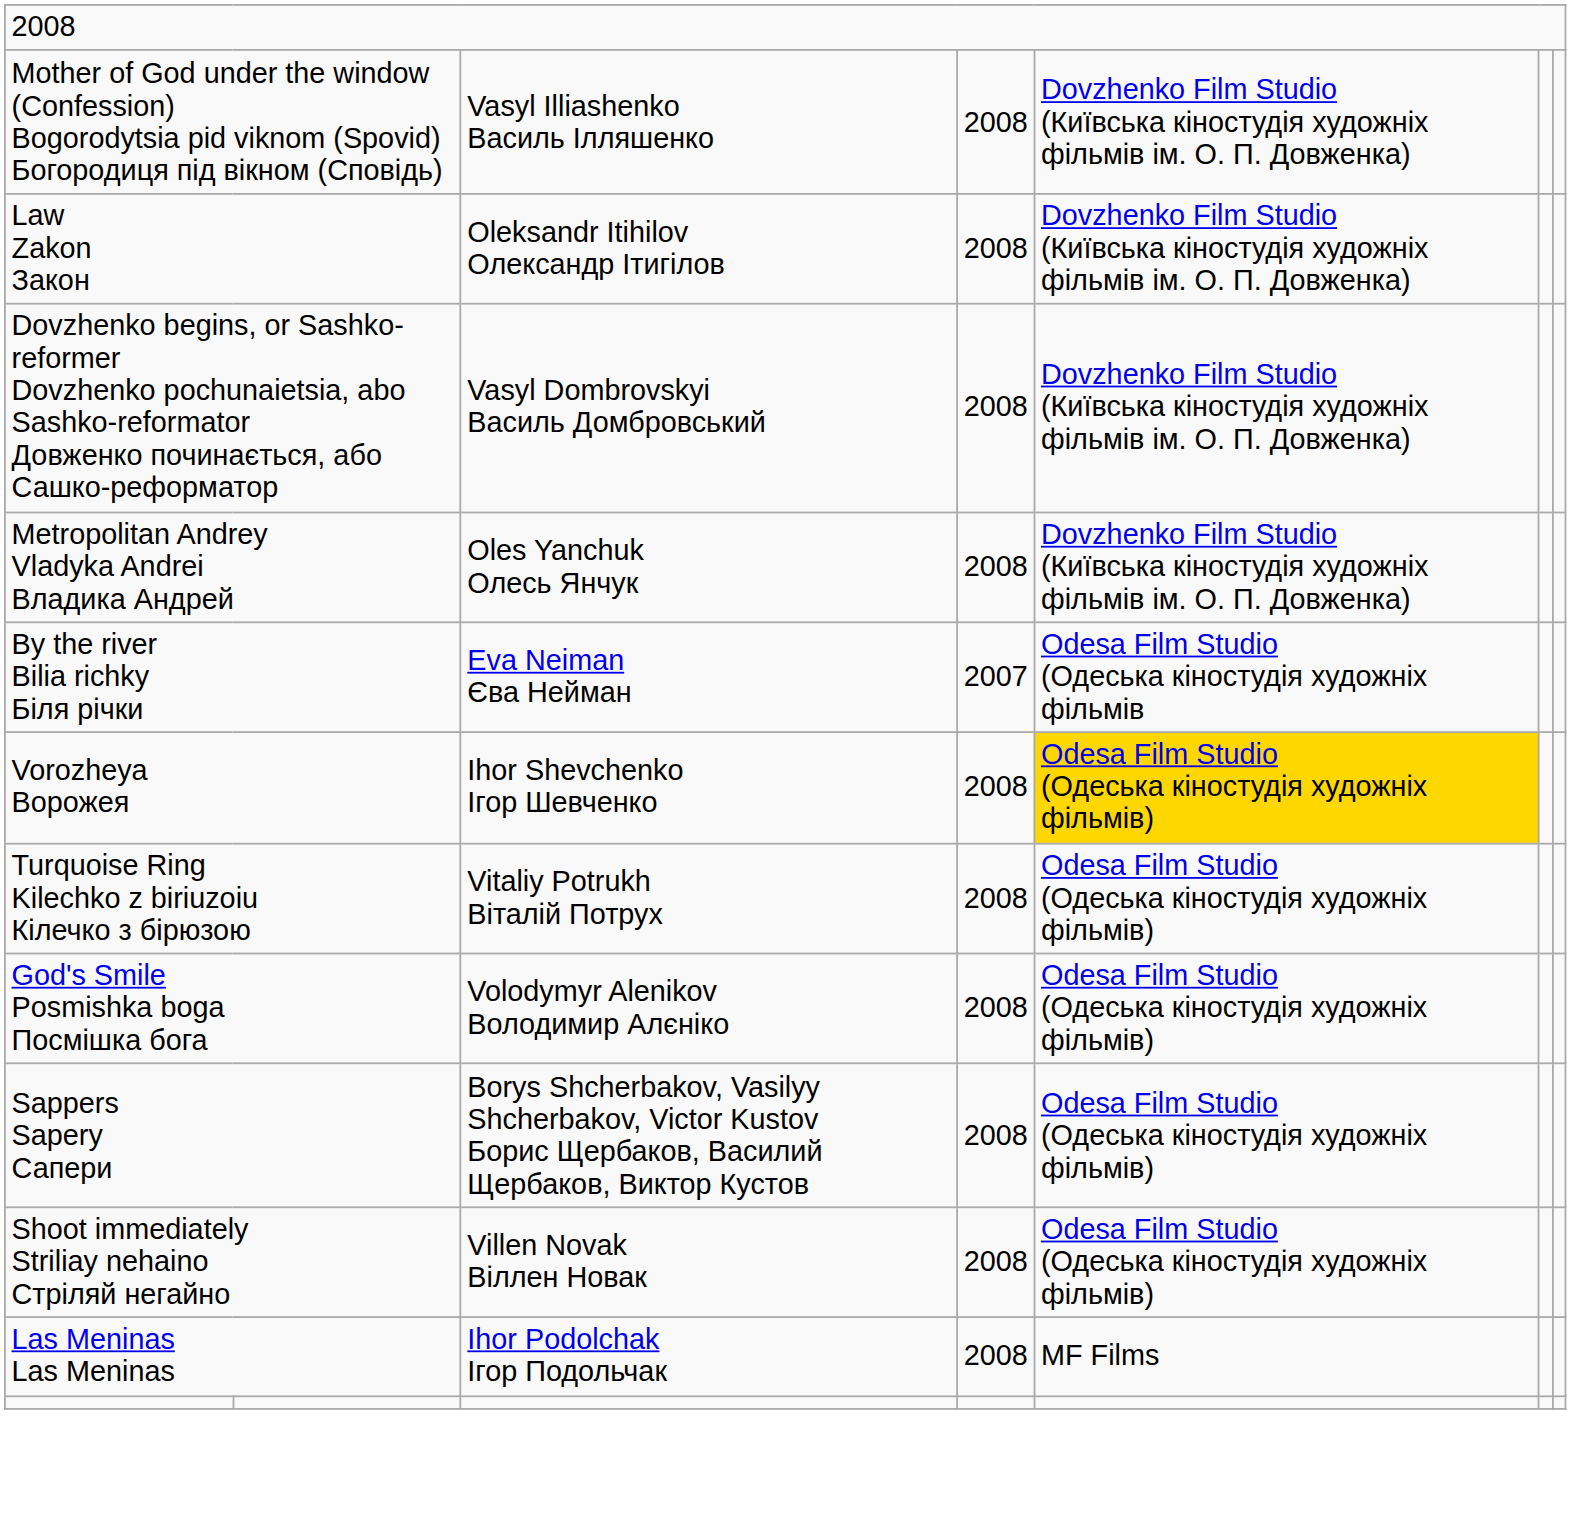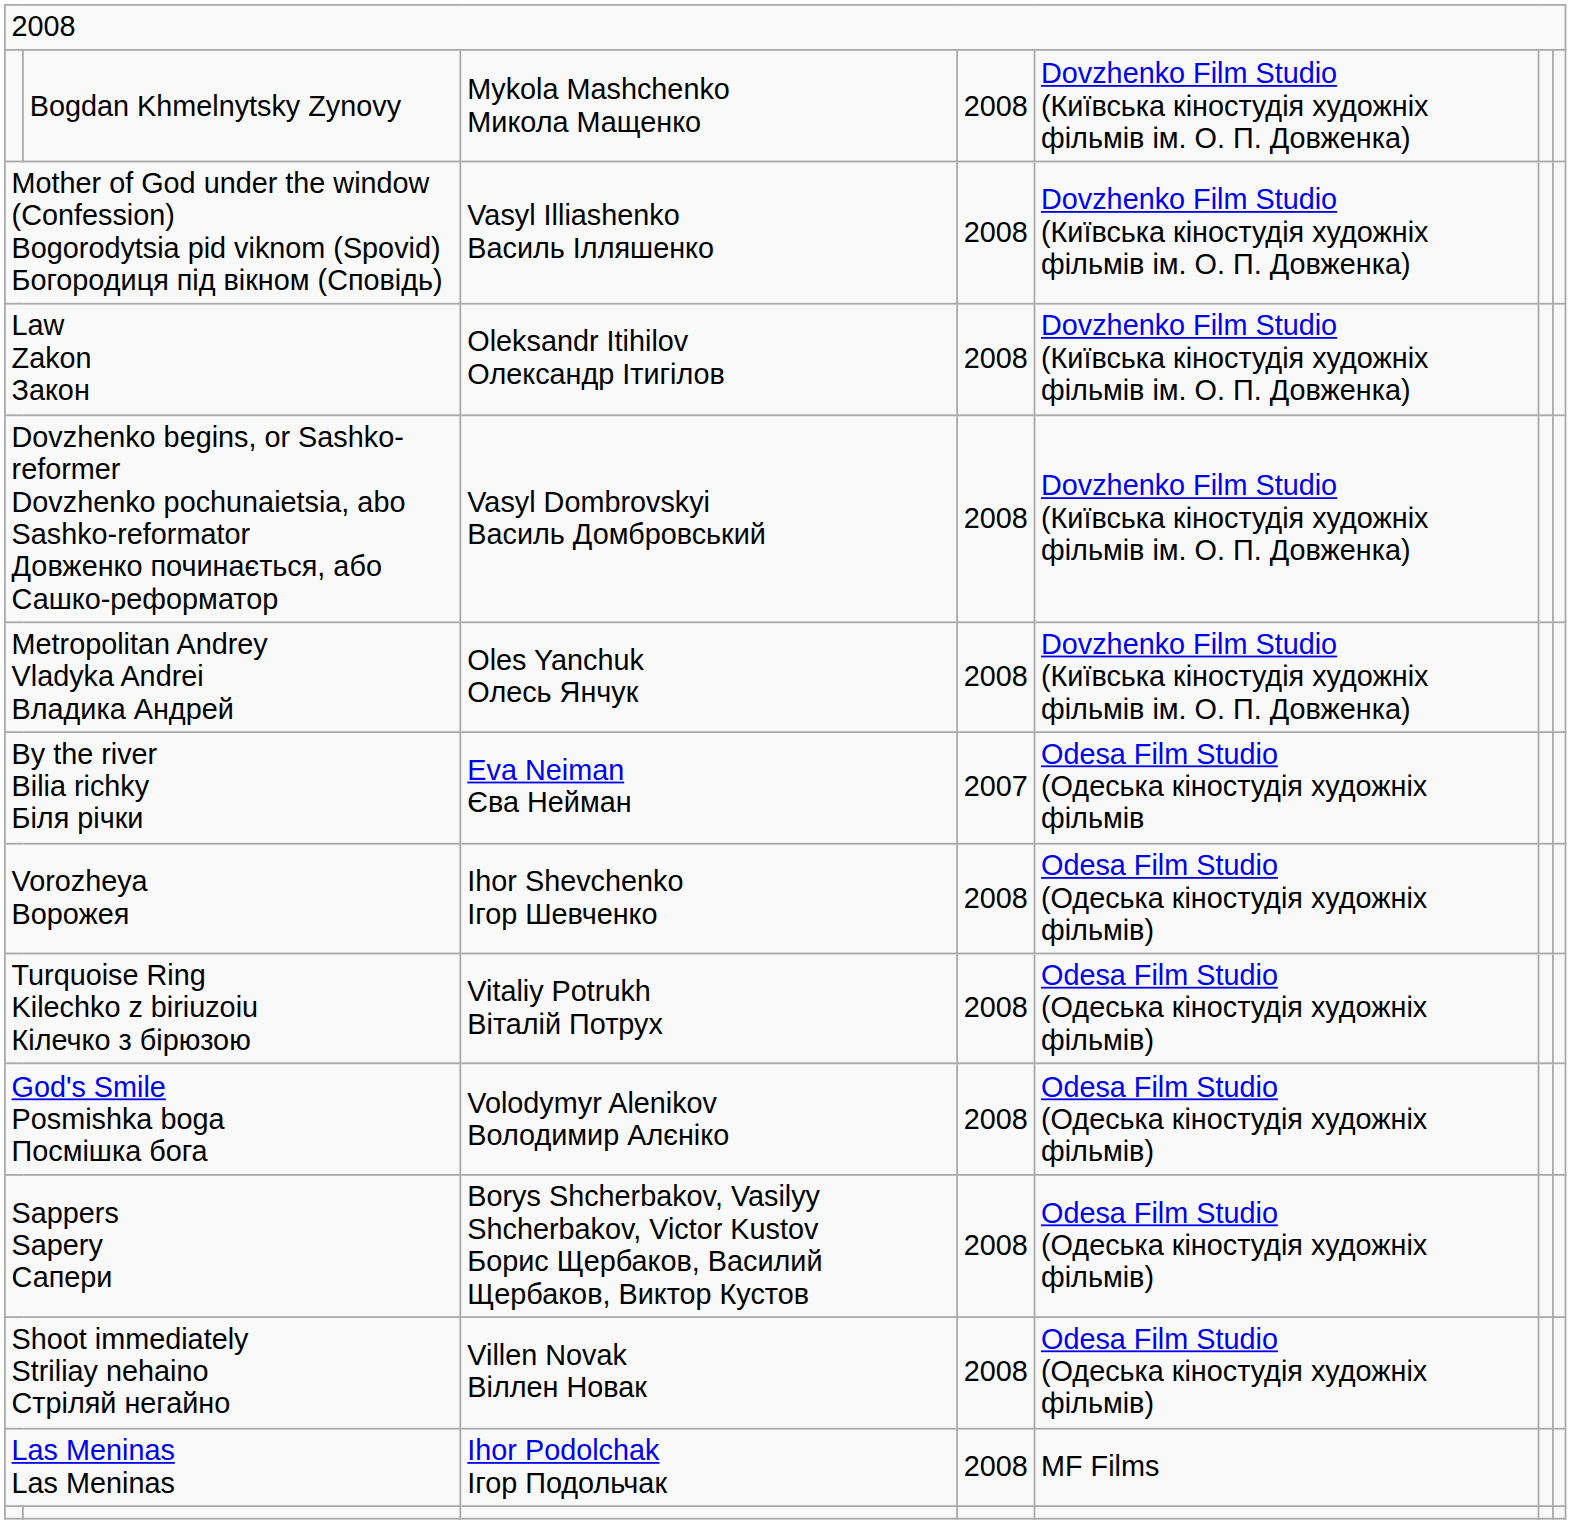+ row: (215, 105)
(1234, 787) gold background -> (1234, 897) no background
